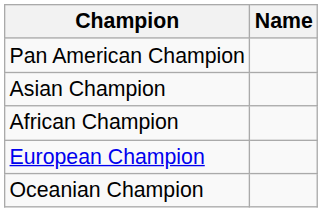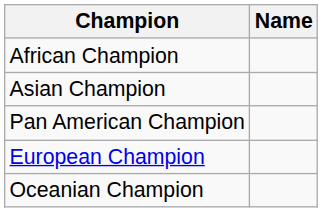rows swapped: (94, 122) <-> (127, 55)
